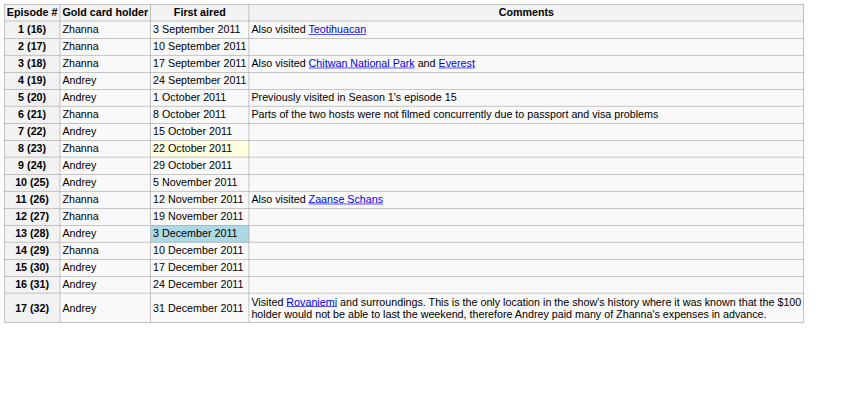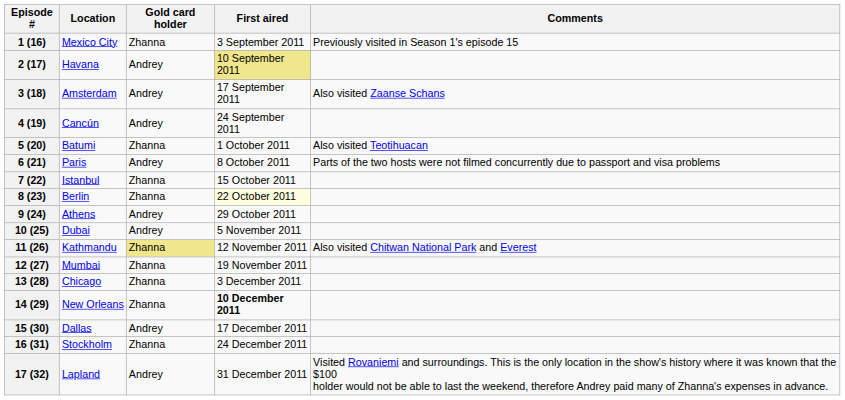+ column: (93, 19)
(309, 30) Also visited Teotihuacan -> (416, 42) Previously visited in Season 1's episode 15
(81, 47) Zhanna -> (146, 65) Andrey
(200, 47) no background -> (251, 65) khaki background
(81, 64) Zhanna -> (146, 94) Andrey
(363, 64) Also visited Chitwan National Park and Everest -> (379, 94) Also visited Zaanse Schans
(79, 98) Andrey -> (147, 146) Zhanna
(354, 98) Previously visited in Season 1's episode 15 -> (370, 146) Also visited Teotihuacan
(81, 115) Zhanna -> (146, 163) Andrey
(79, 132) Andrey -> (147, 180) Zhanna
(81, 200) no background -> (147, 248) khaki background
(317, 200) Also visited Zaanse Schans -> (425, 248) Also visited Chitwan National Park and Everest
(79, 234) Andrey -> (147, 282) Zhanna
(195, 234) lightblue background -> (259, 282) no background
(198, 251) normal -> (250, 305) bold
(79, 285) Andrey -> (147, 345) Zhanna
